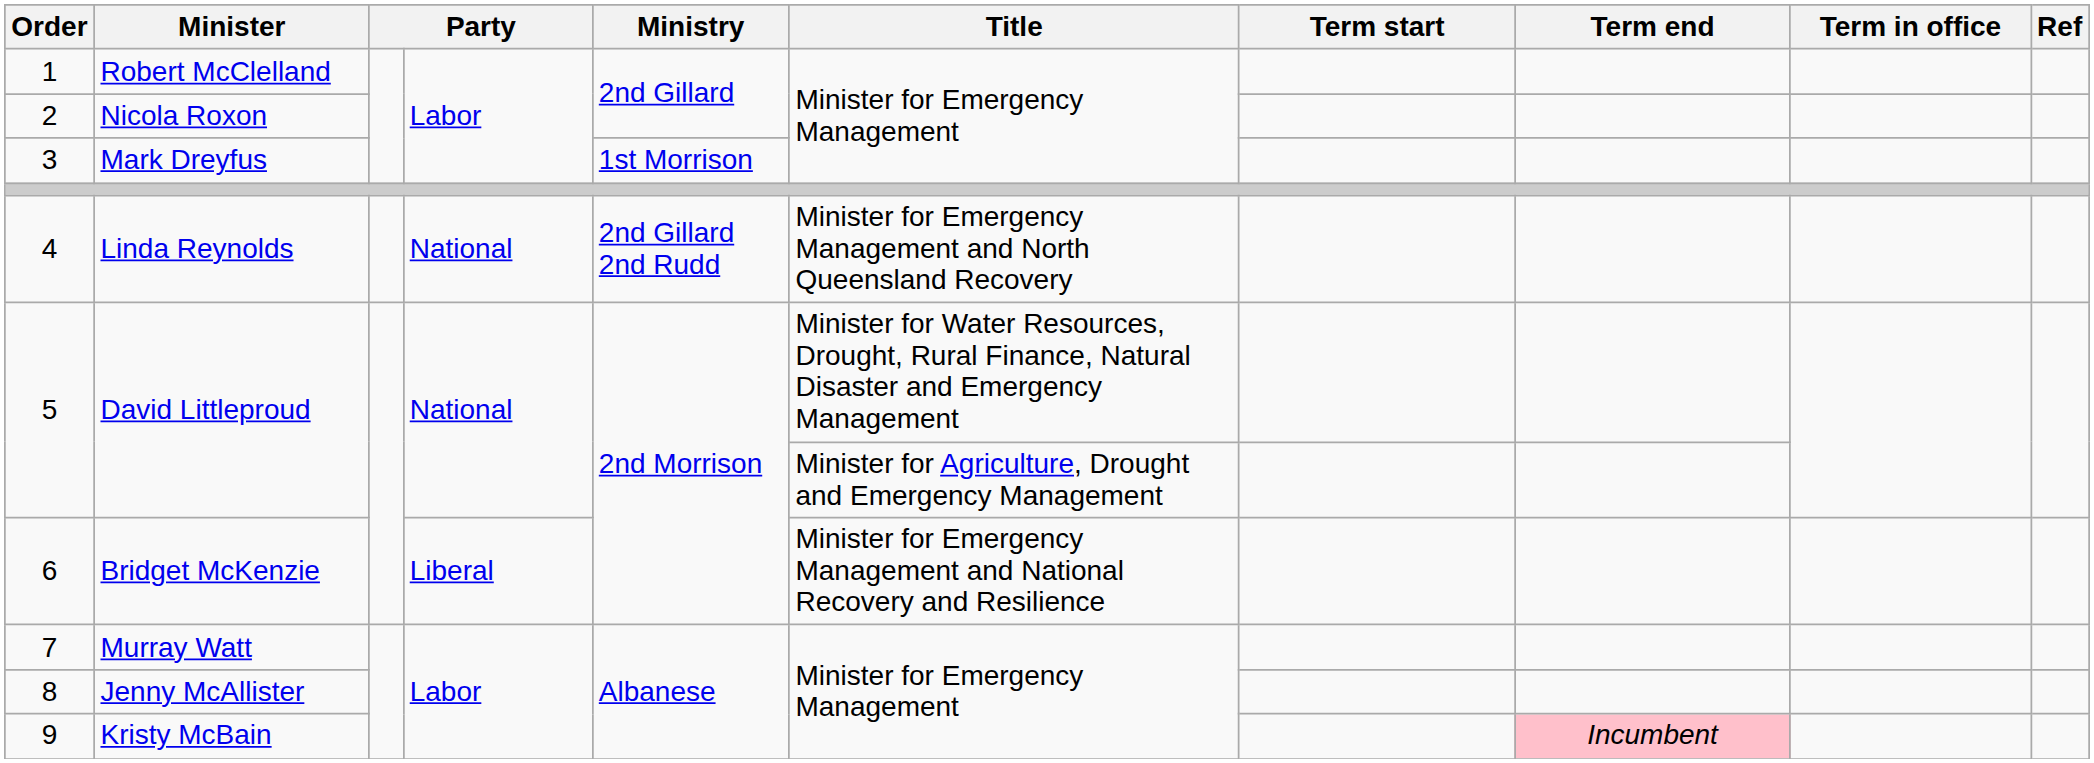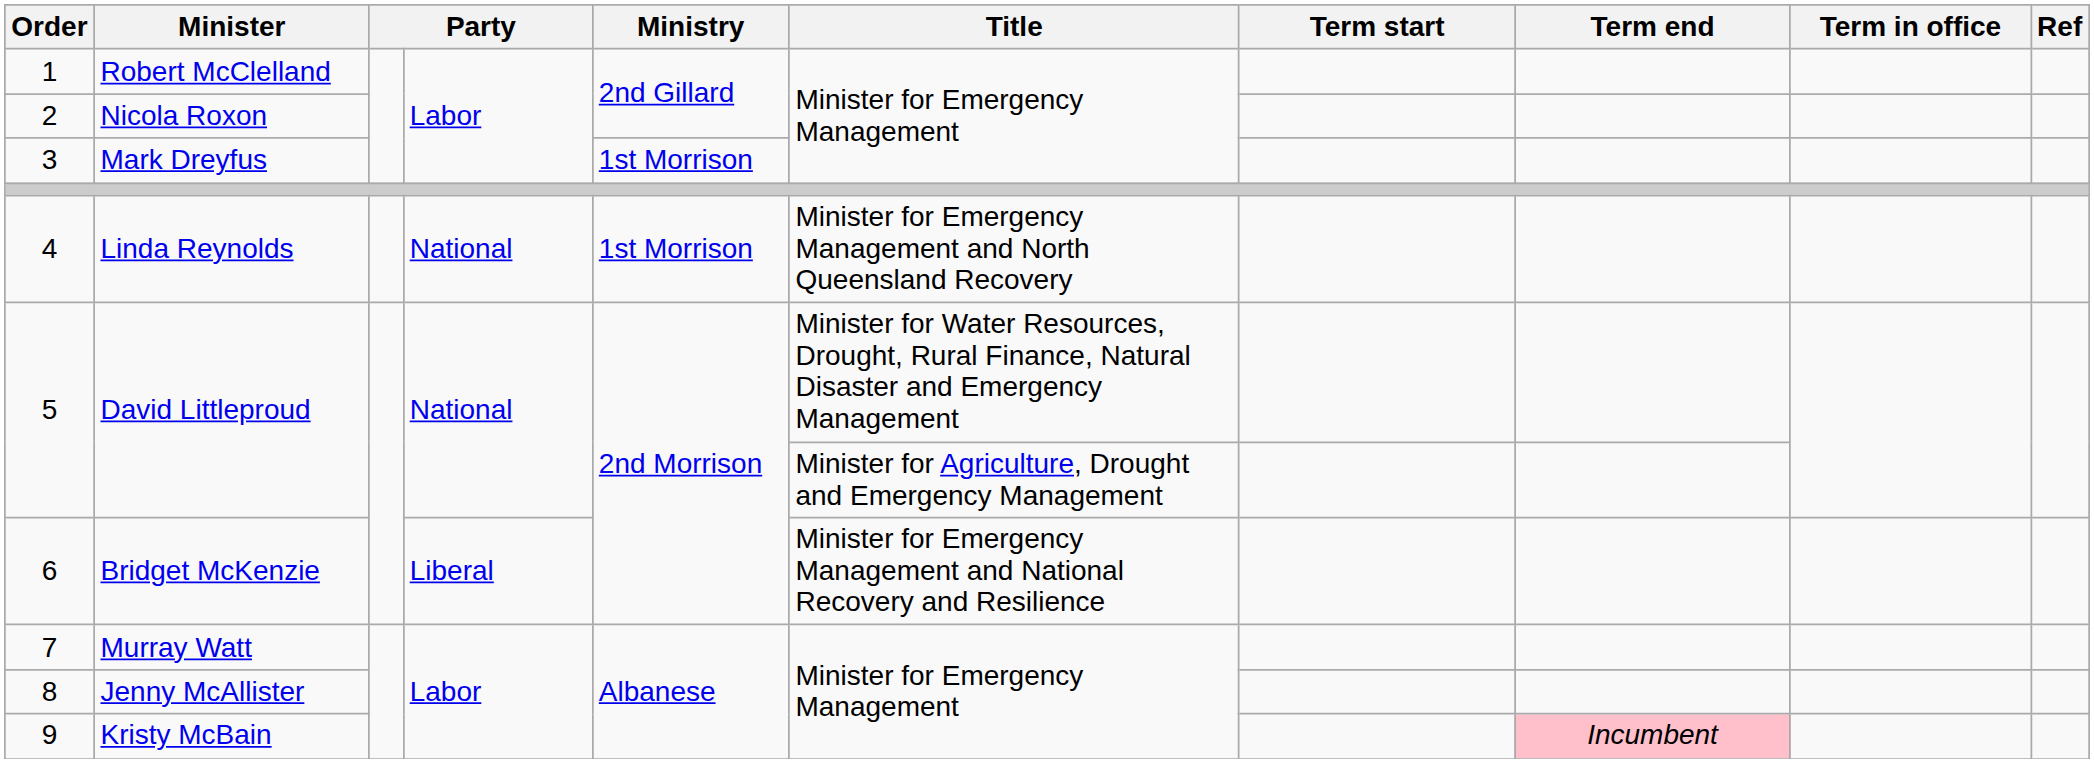(667, 248) 2nd Gillard 2nd Rudd -> (676, 248) 1st Morrison
